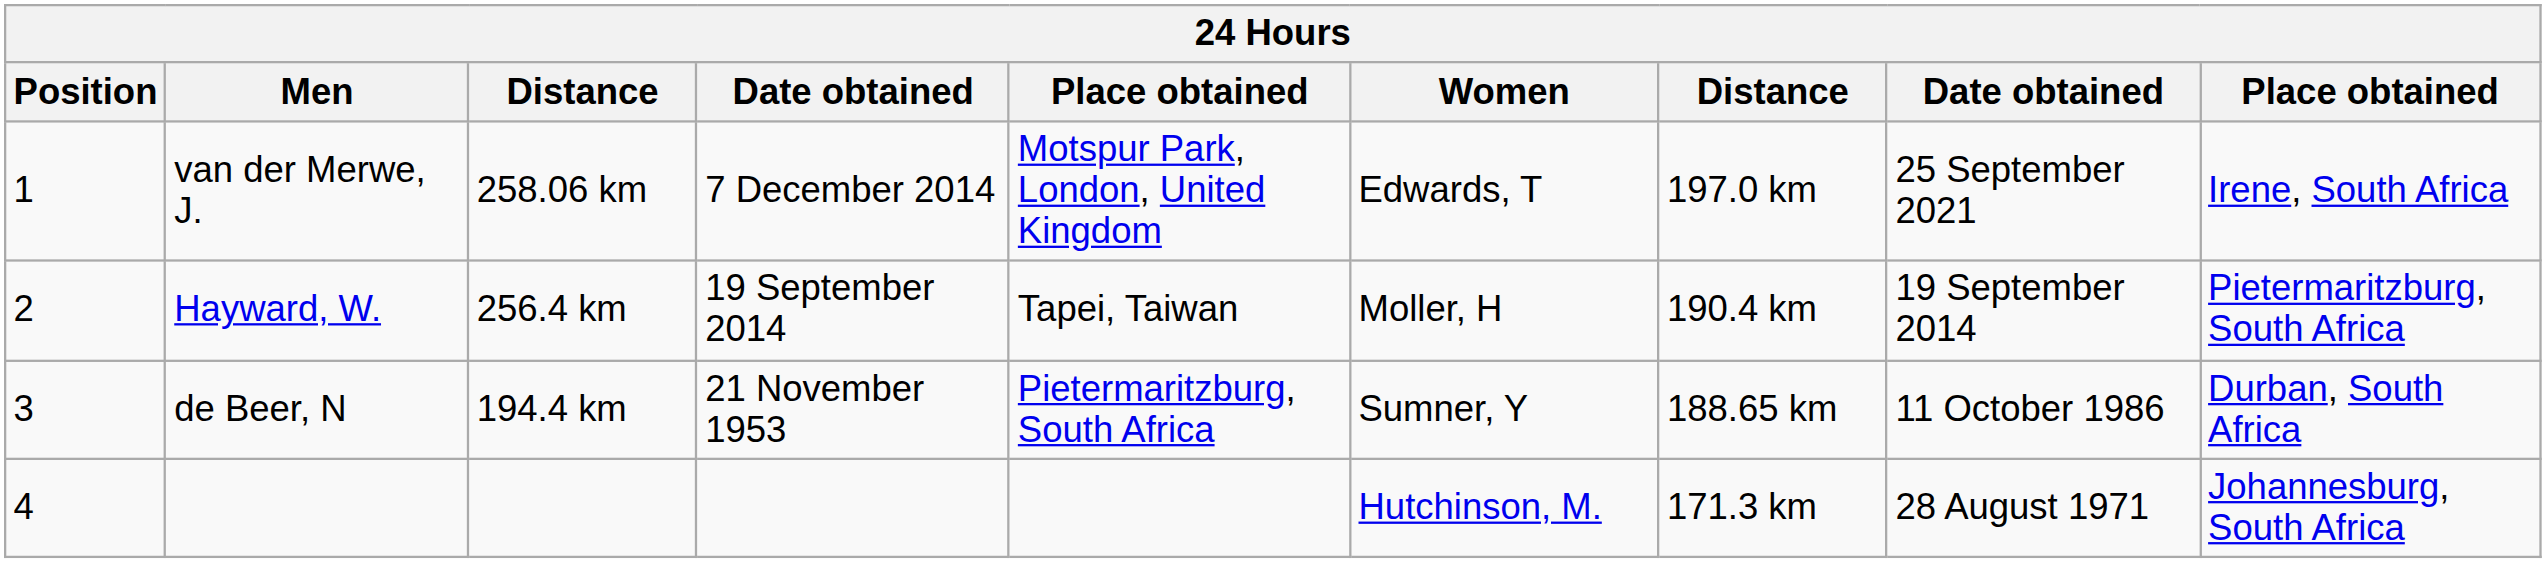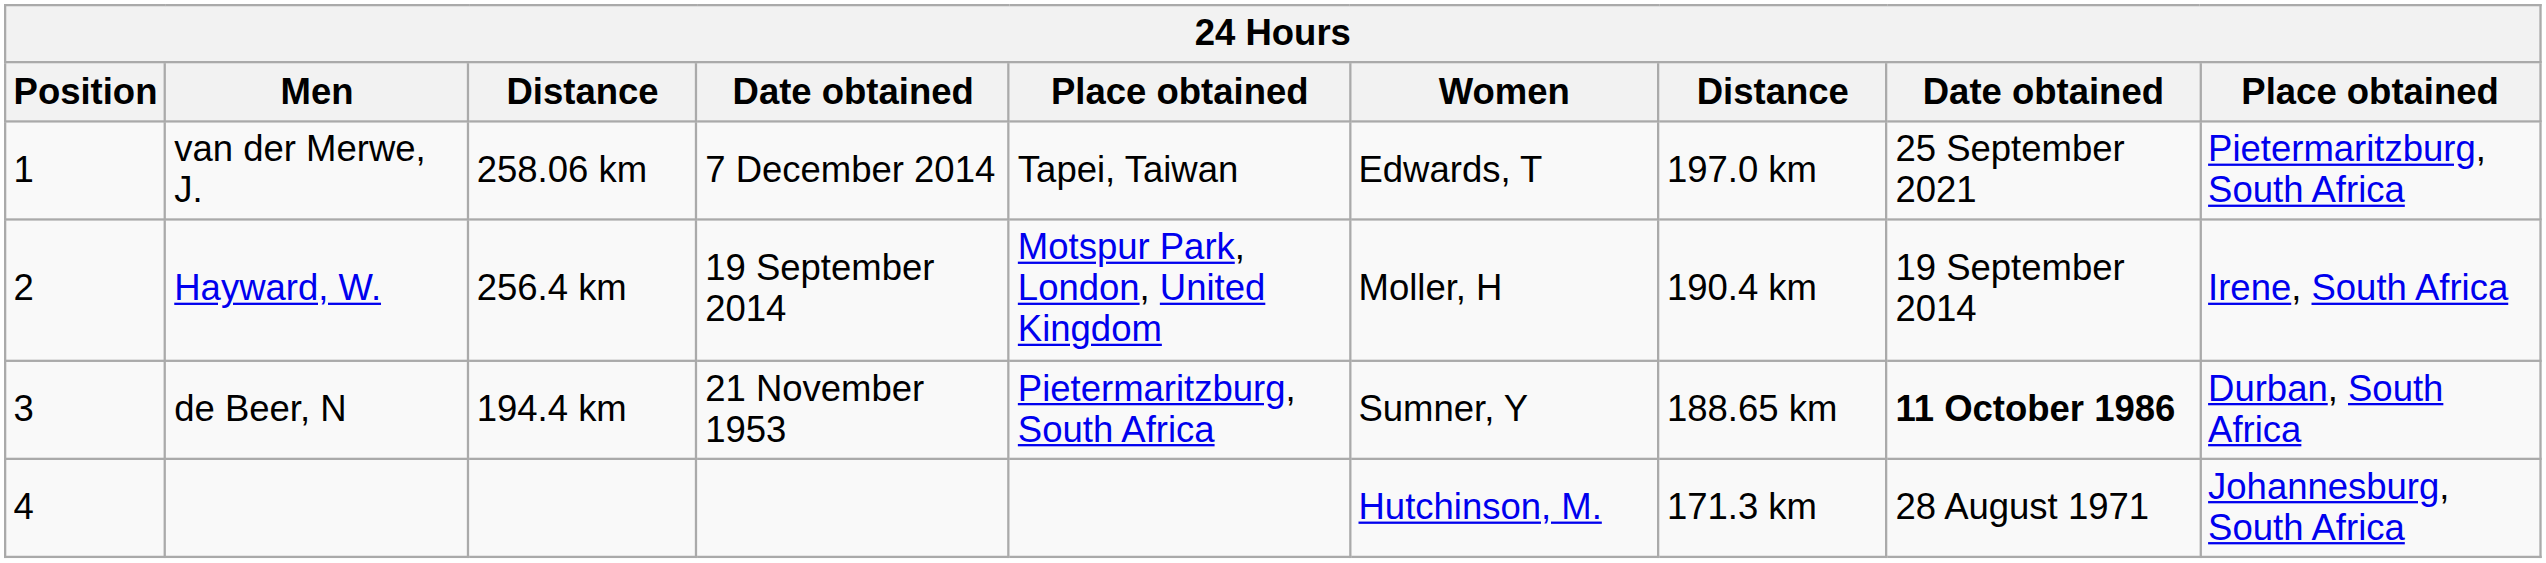(1142, 190) Motspur Park, London, United Kingdom -> (1128, 169) Tapei, Taiwan
(2358, 190) Irene, South Africa -> (2347, 169) Pietermaritzburg, South Africa
(1128, 309) Tapei, Taiwan -> (1142, 289) Motspur Park, London, United Kingdom
(2347, 309) Pietermaritzburg, South Africa -> (2358, 289) Irene, South Africa
(2030, 408) normal -> (2035, 408) bold
